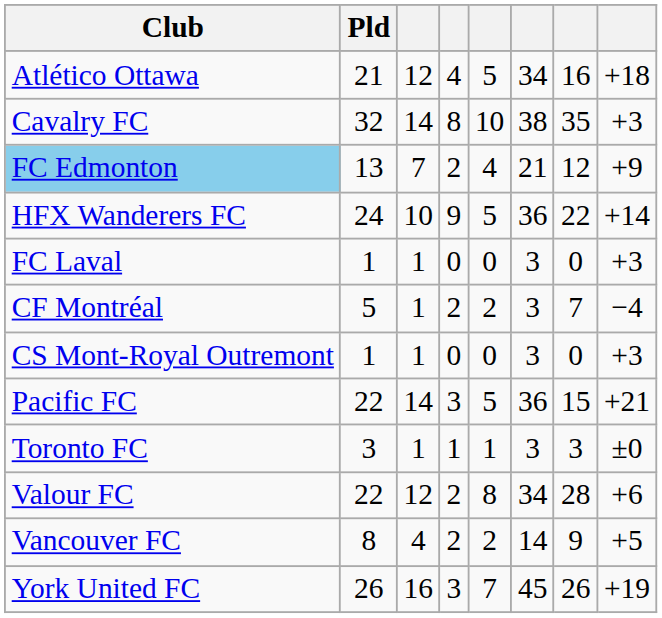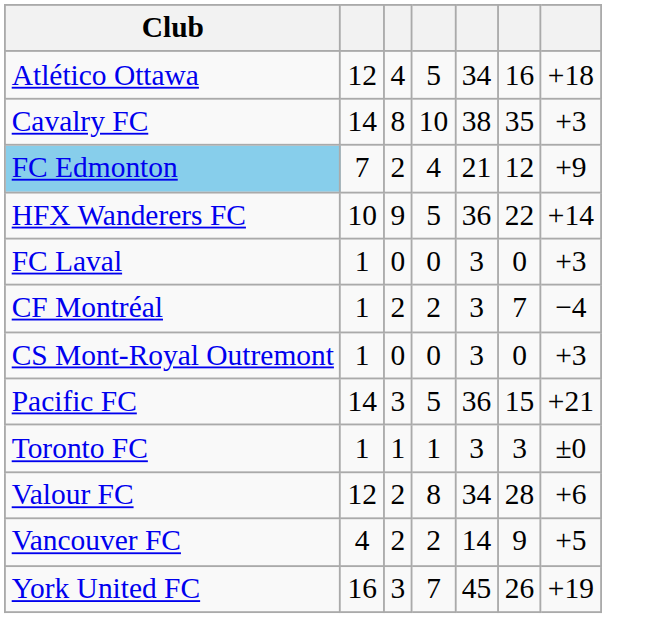- column: (369, 27)
